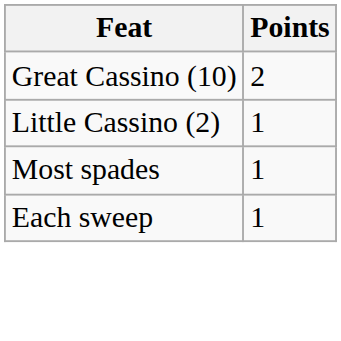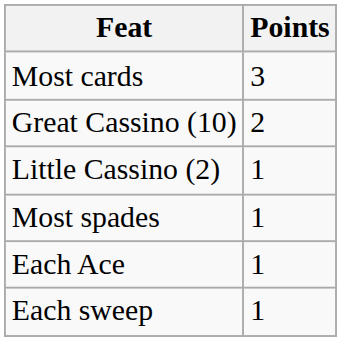+ row: (77, 75)
+ row: (68, 264)
